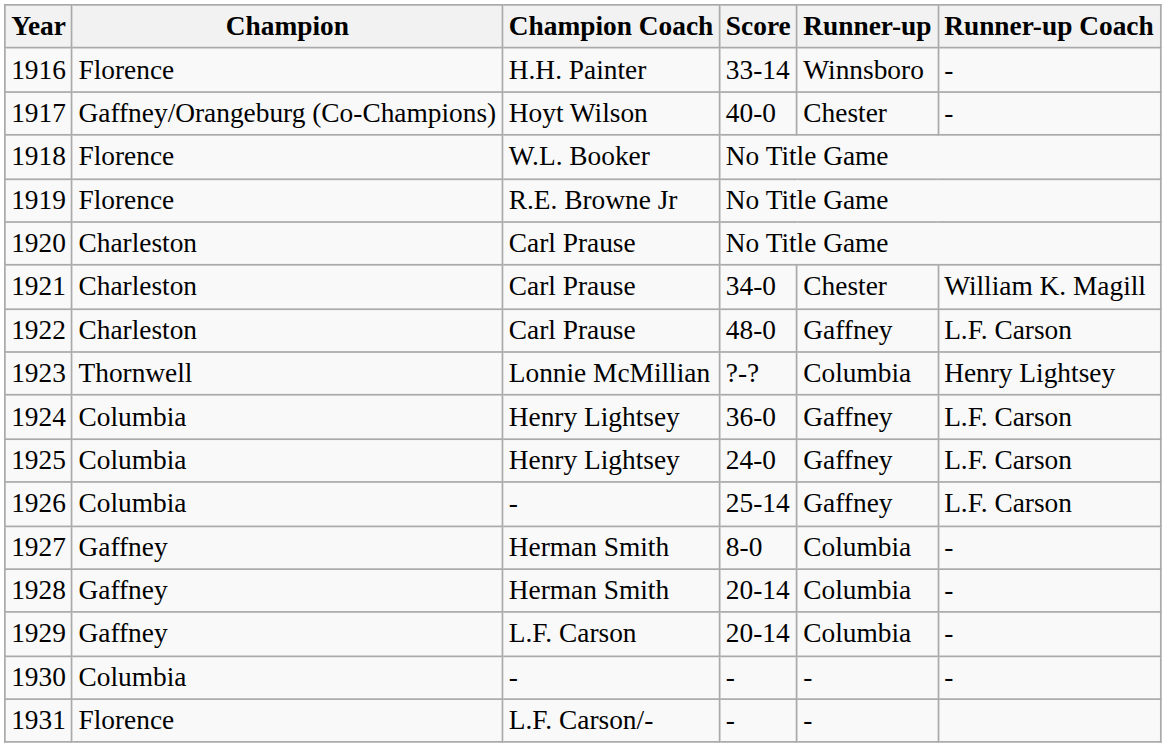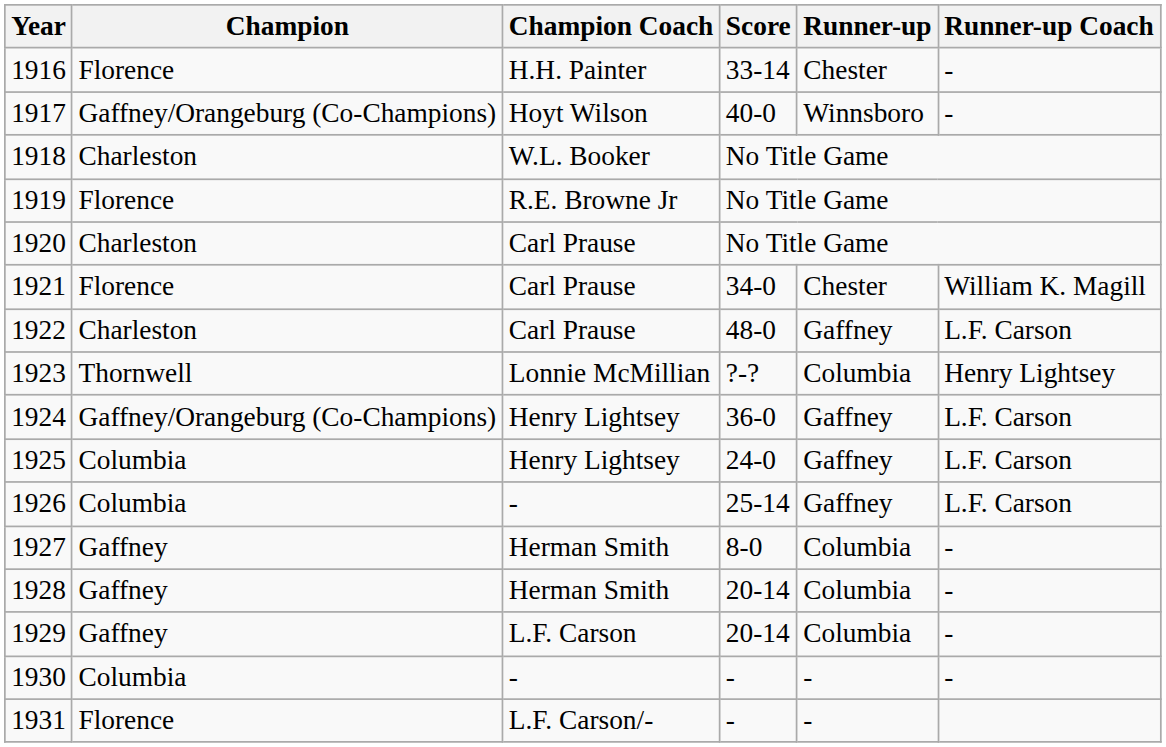(864, 69) Winnsboro -> (845, 69) Chester
(845, 112) Chester -> (864, 112) Winnsboro
(126, 156) Florence -> (138, 156) Charleston
(138, 286) Charleston -> (126, 286) Florence
(132, 416) Columbia -> (287, 416) Gaffney/Orangeburg (Co-Champions)
